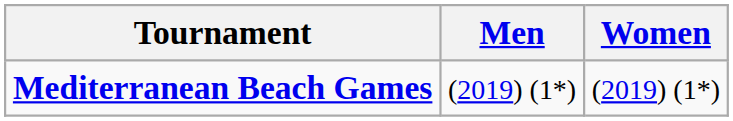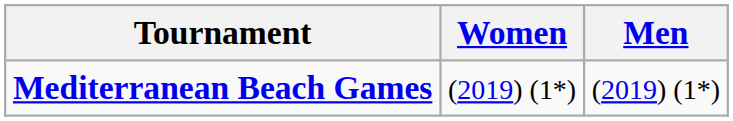columns swapped: (512, 32) <-> (656, 32)
